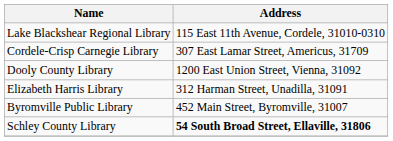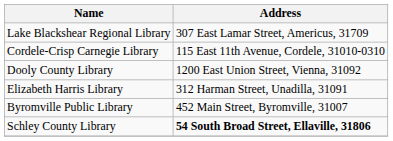(280, 32) 115 East 11th Avenue, Cordele, 31010-0310 -> (272, 32) 307 East Lamar Street, Americus, 31709
(272, 51) 307 East Lamar Street, Americus, 31709 -> (280, 51) 115 East 11th Avenue, Cordele, 31010-0310
